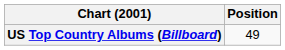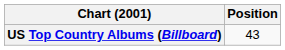(253, 34) 49 -> (253, 34) 43
